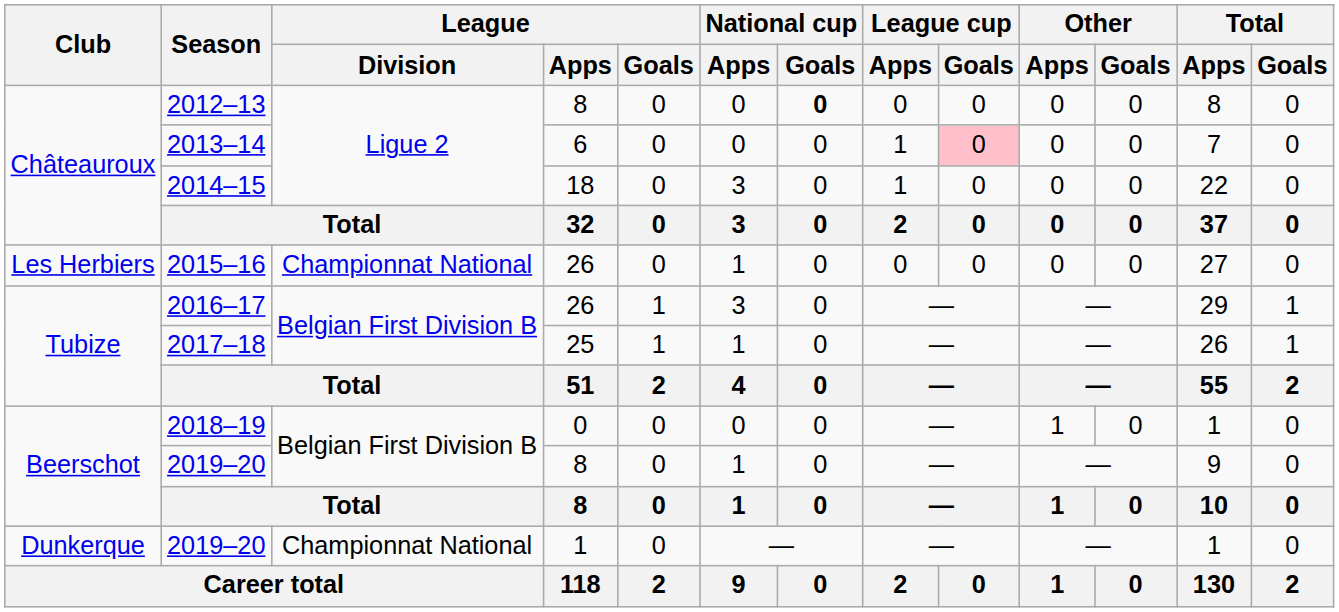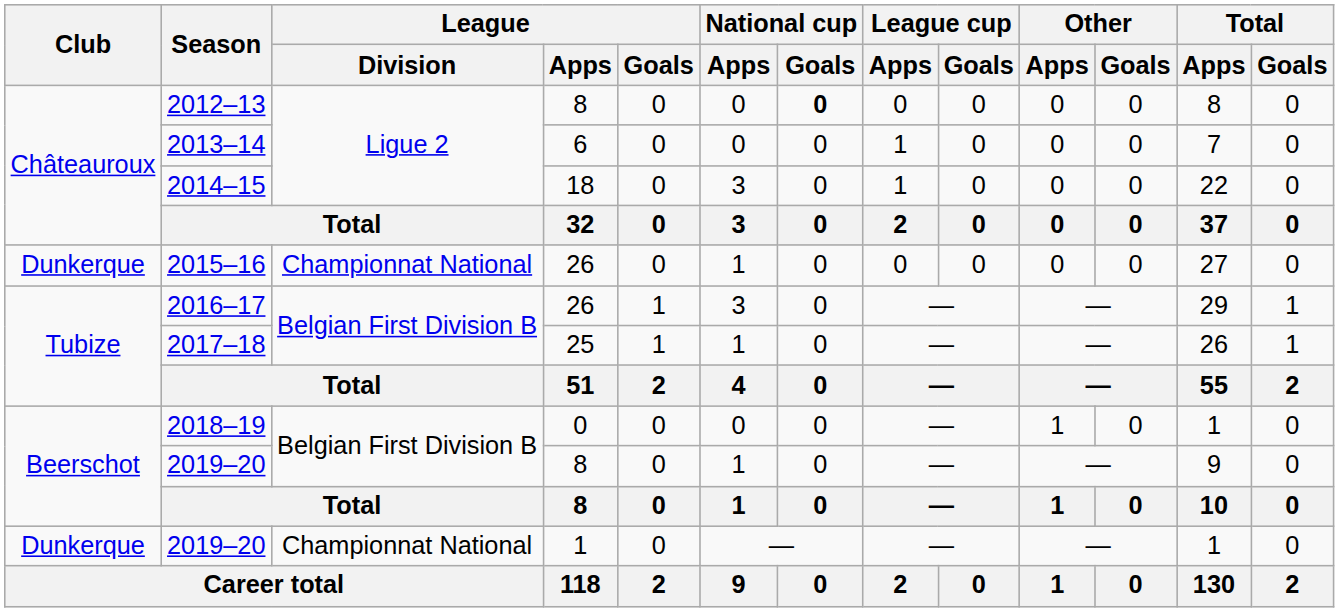(979, 144) pink background -> (979, 144) no background
(83, 265) Les Herbiers -> (83, 265) Dunkerque
